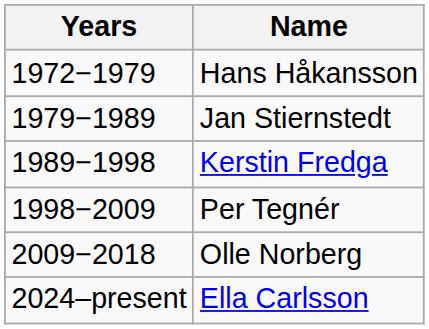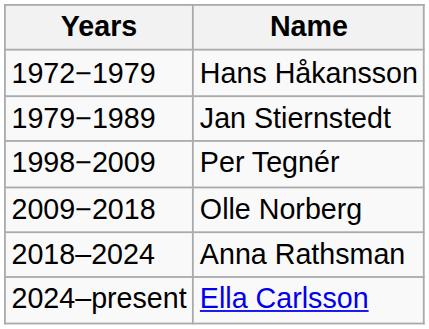- row: (294, 163)
+ row: (303, 254)
